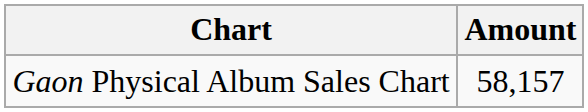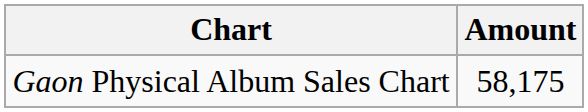(520, 80) 58,157 -> (520, 80) 58,175
